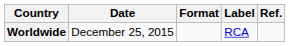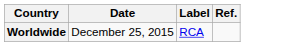- column: (199, 13)
